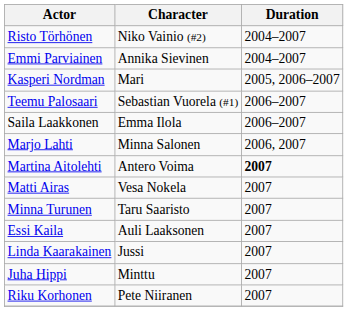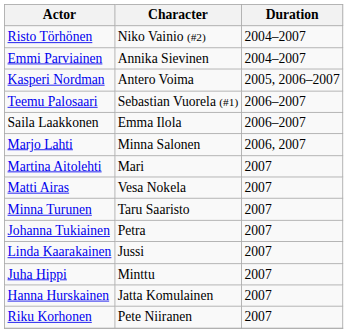(131, 79) Mari -> (156, 79) Antero Voima
(156, 166) Antero Voima -> (131, 166) Mari
(258, 166) bold -> (258, 166) normal
- row: (35, 230)
+ row: (59, 230)
+ row: (58, 295)
